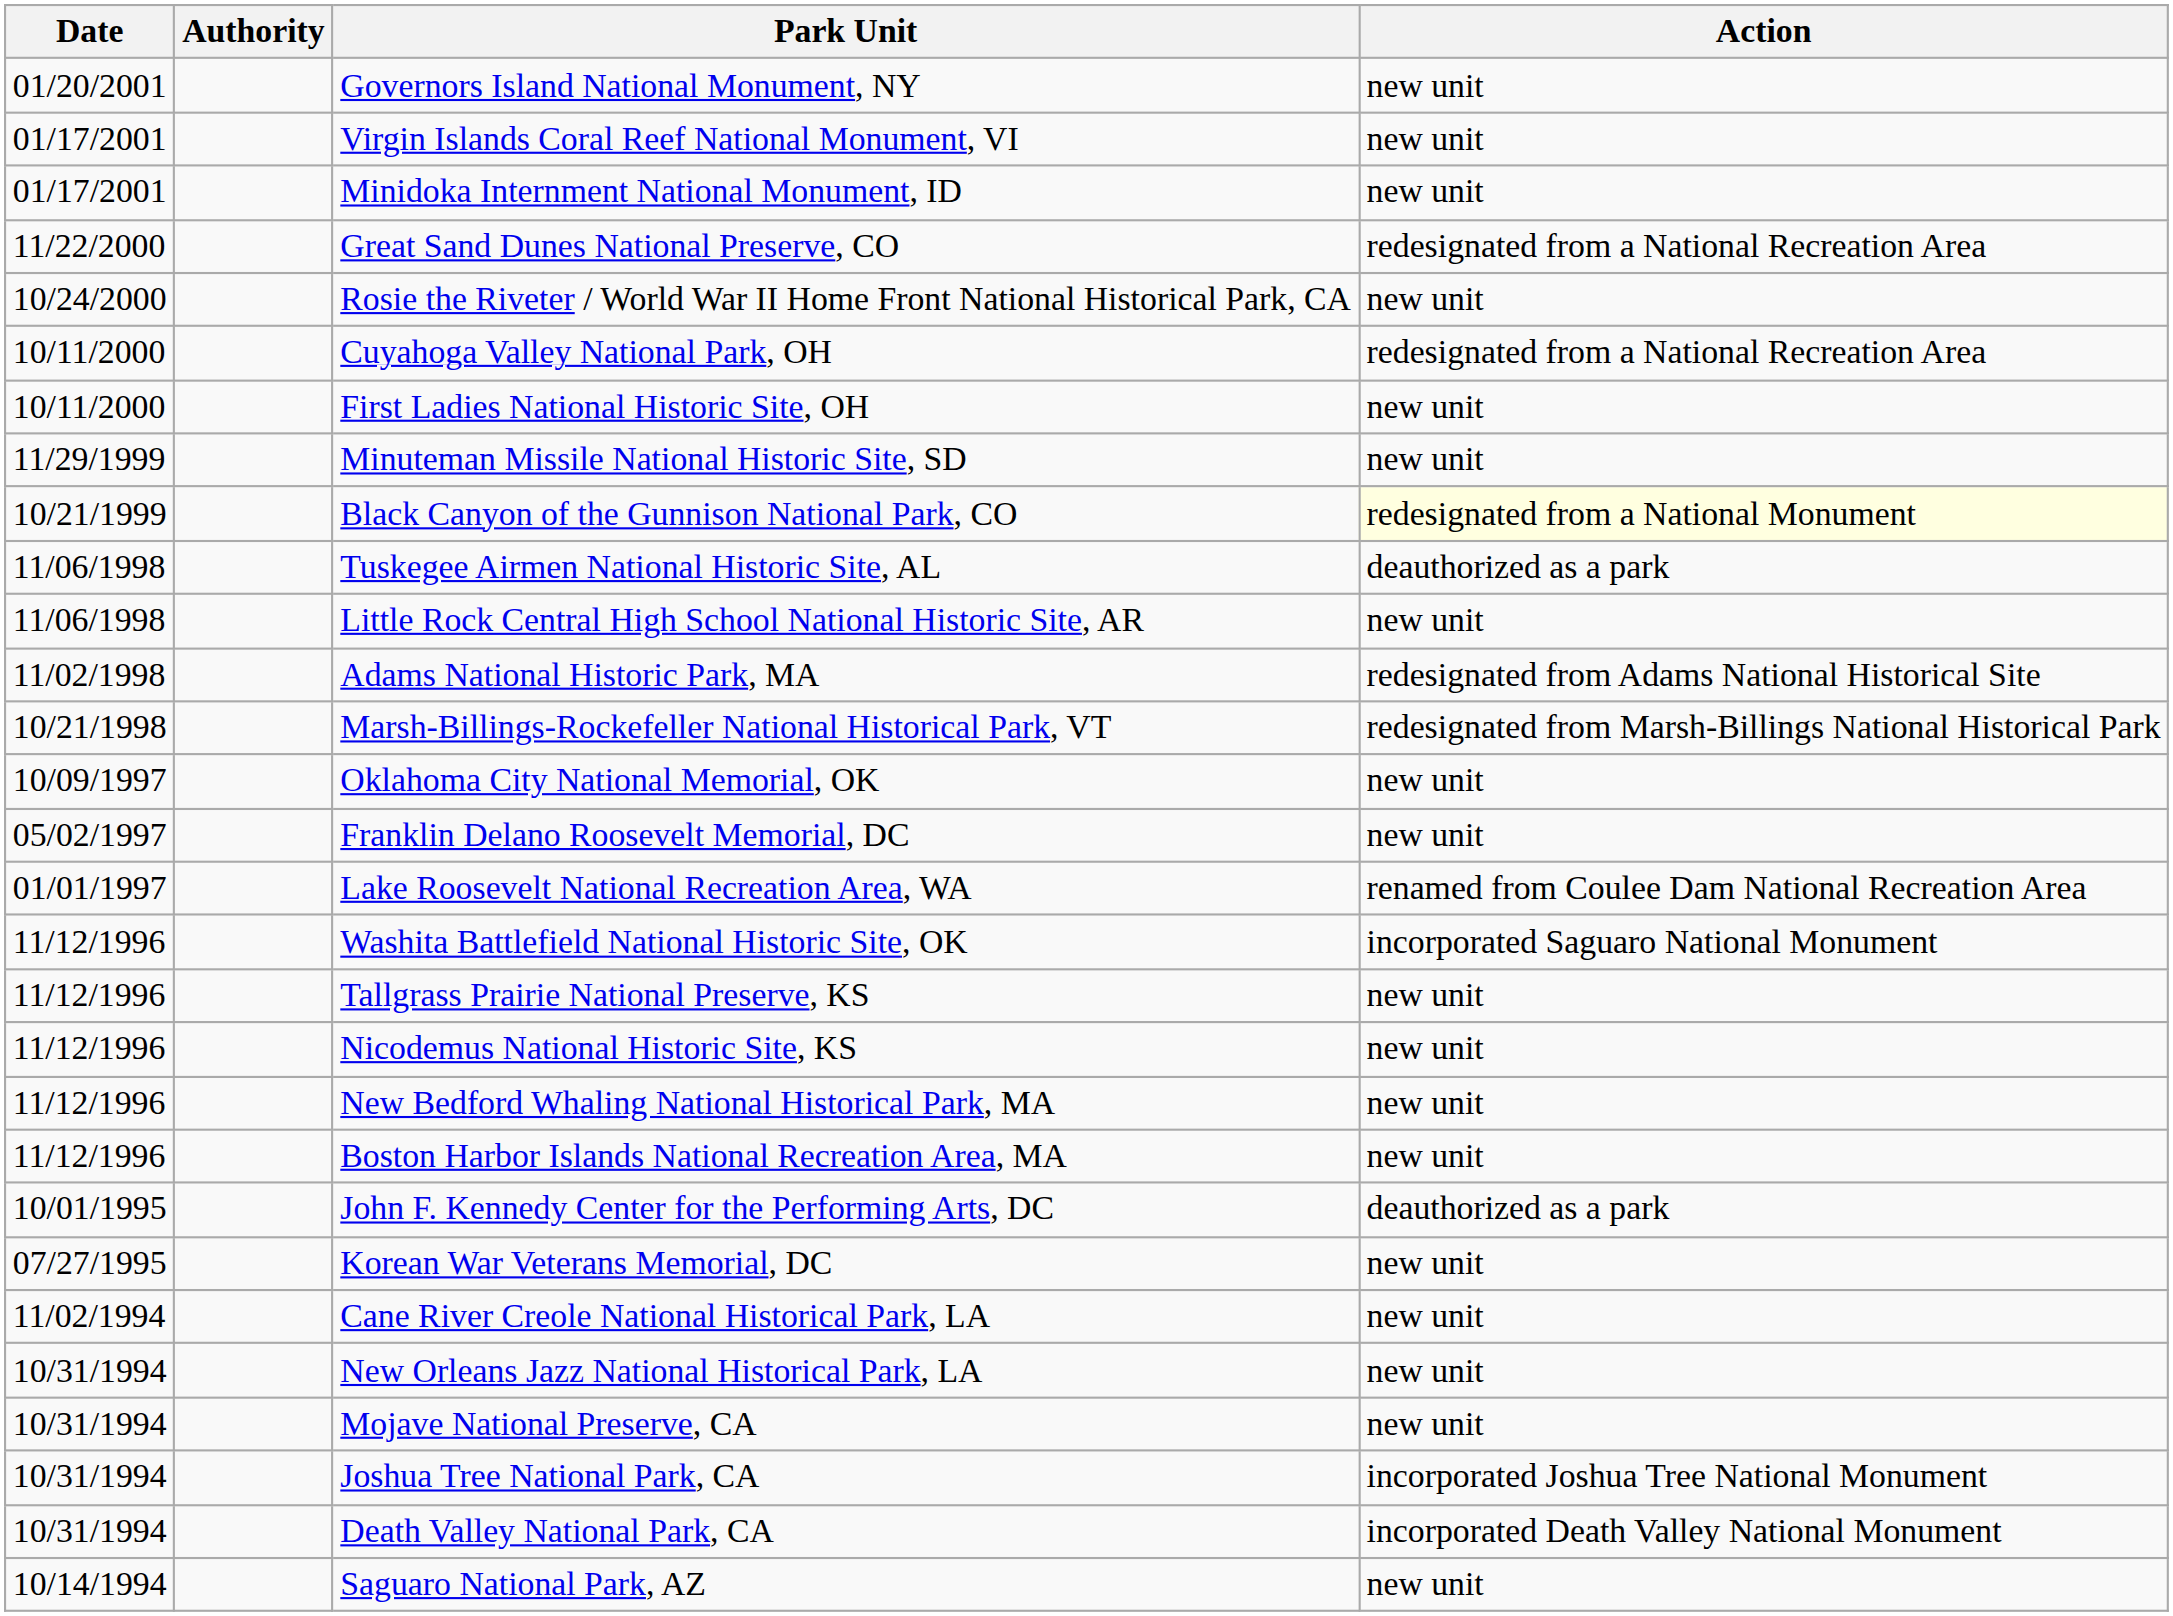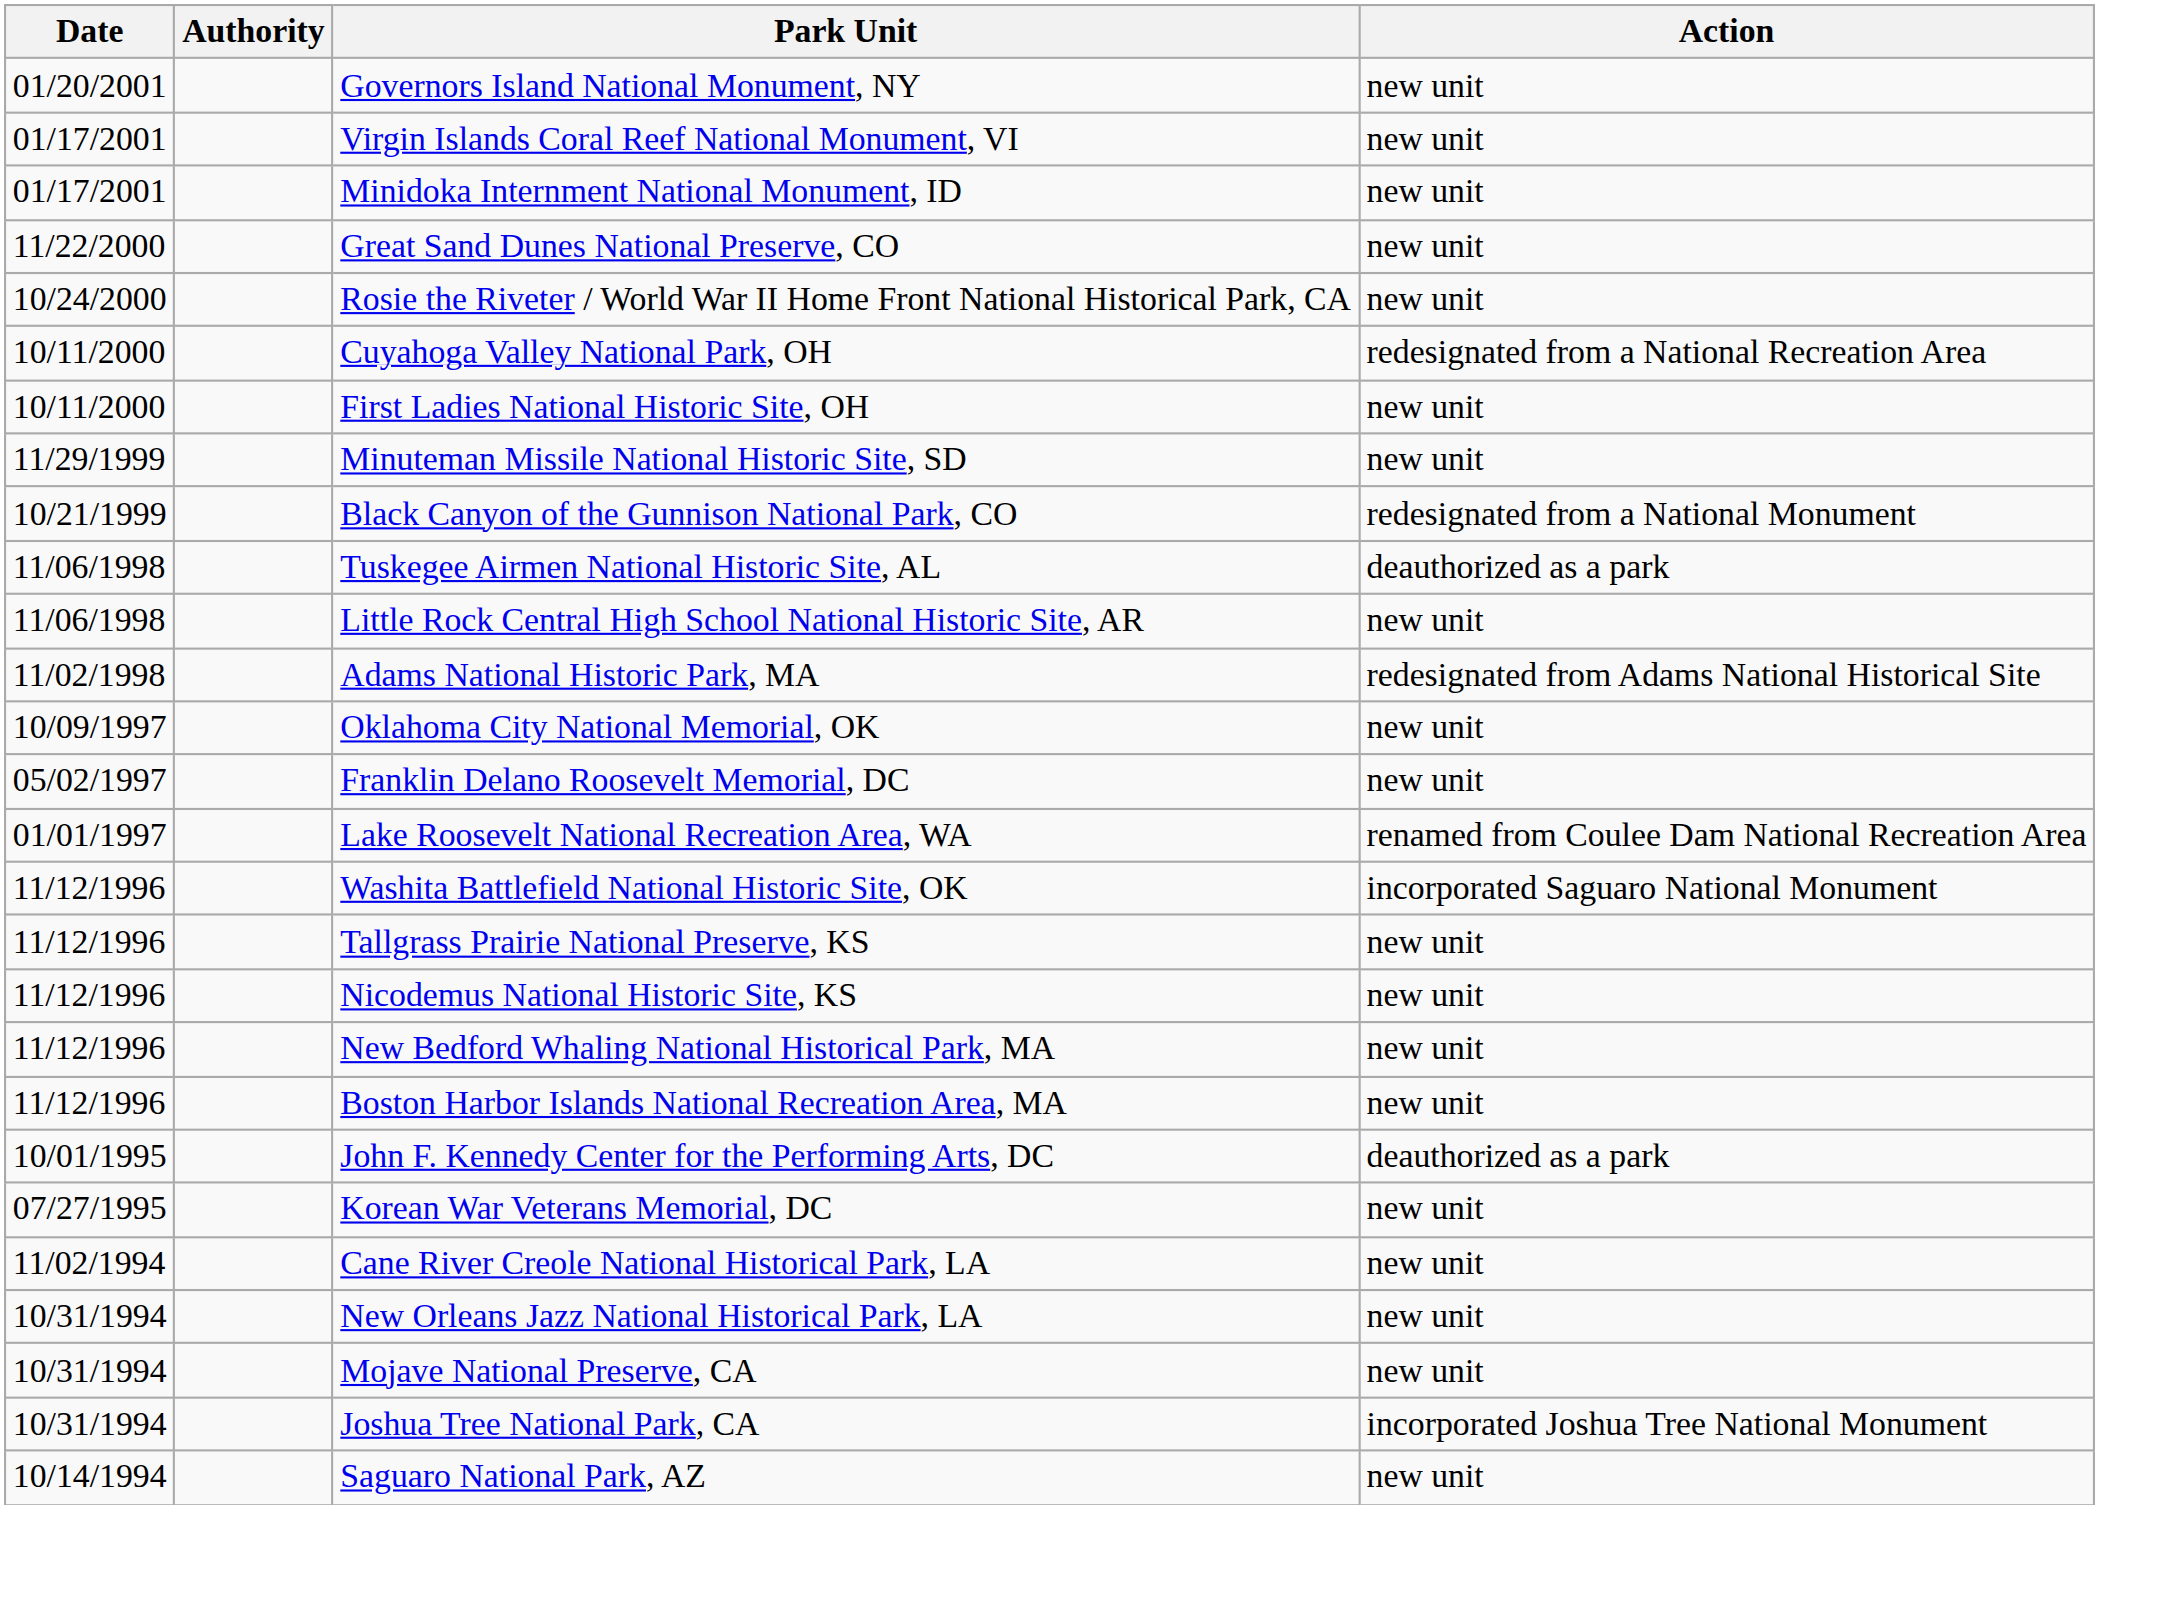(1676, 245) redesignated from a National Recreation Area -> (1425, 245) new unit
(1641, 513) lightyellow background -> (1641, 513) no background
- row: (726, 727)
- row: (557, 1530)
